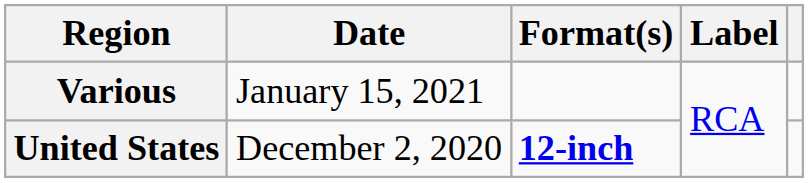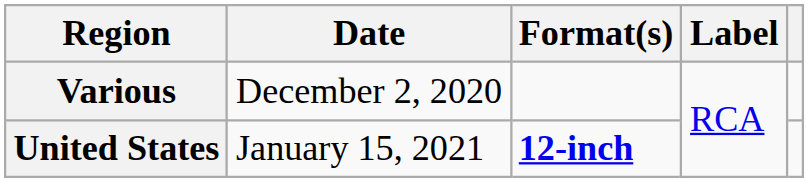(360, 90) January 15, 2021 -> (369, 90) December 2, 2020
(369, 147) December 2, 2020 -> (360, 147) January 15, 2021
